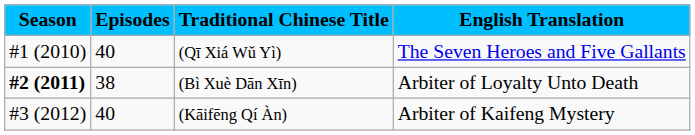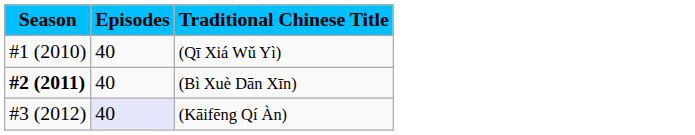- column: (542, 20)
(105, 82) 38 -> (105, 82) 40
(105, 113) no background -> (105, 113) lavender background
